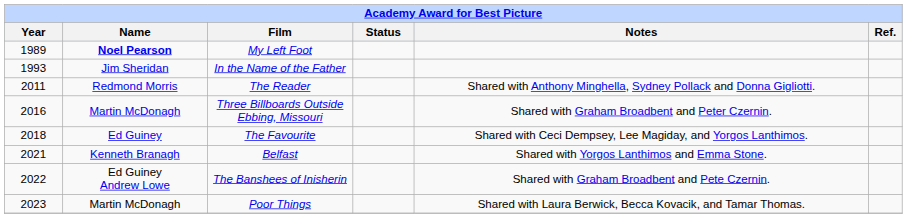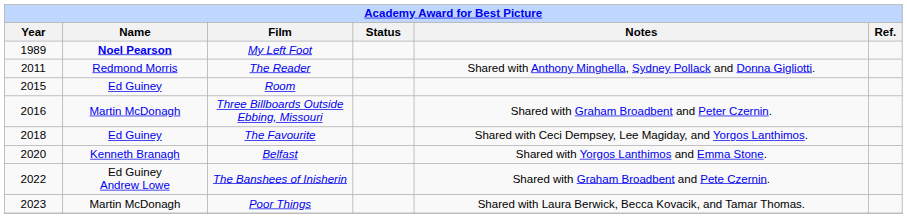- row: (280, 68)
+ row: (280, 86)
(33, 154) 2021 -> (33, 154) 2020
